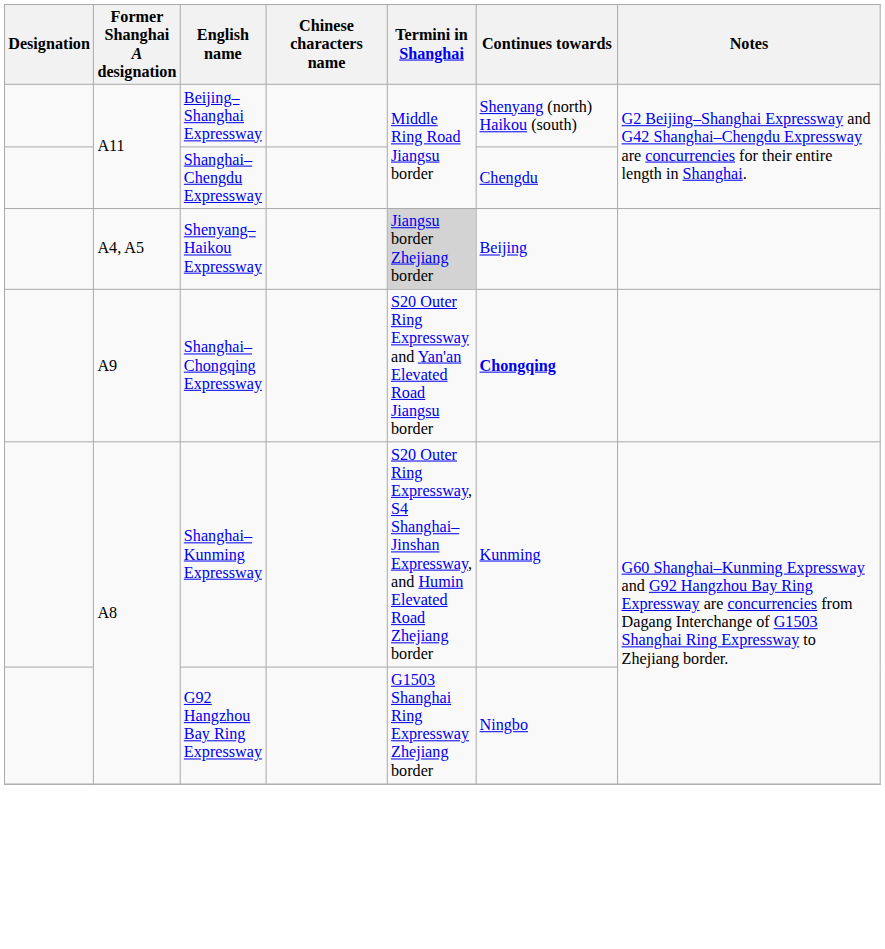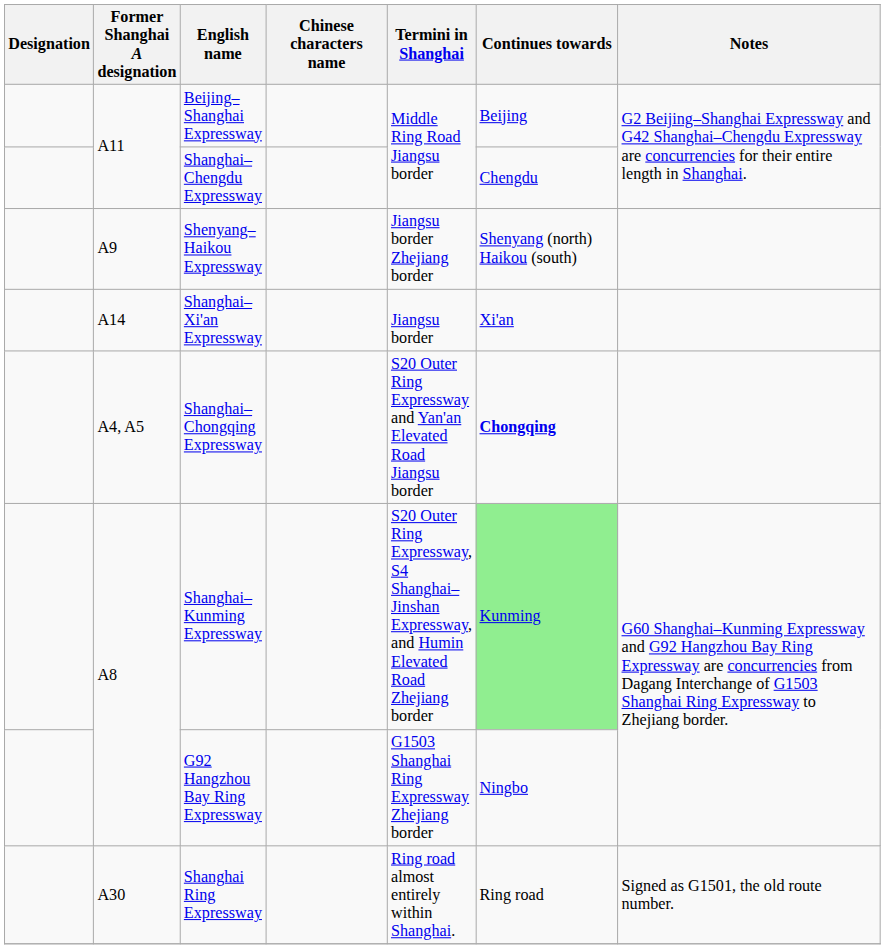(536, 115) Shenyang (north) Haikou (south) -> (503, 115) Beijing
(121, 248) A4, A5 -> (107, 248) A9
(420, 248) lightgrey background -> (420, 248) no background
(503, 248) Beijing -> (536, 248) Shenyang (north) Haikou (south)
+ row: (223, 319)
(107, 365) A9 -> (121, 427) A4, A5
(510, 554) no background -> (510, 616) lightgreen background
+ row: (223, 895)
